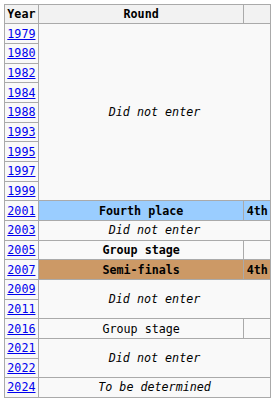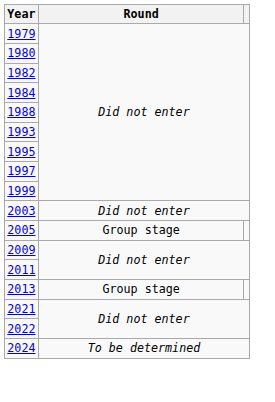- row: (21, 211)
(141, 250) bold -> (141, 230) normal
- row: (21, 270)
+ row: (21, 289)
- row: (21, 329)
